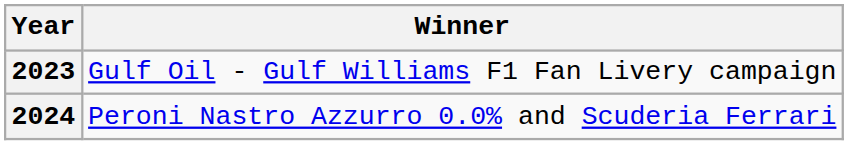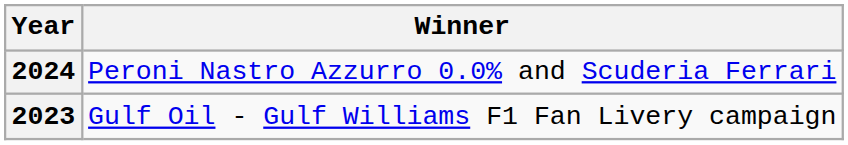rows swapped: (43, 72) <-> (43, 116)
